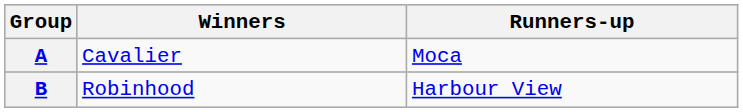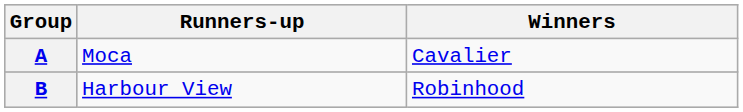columns swapped: (242, 22) <-> (572, 22)
